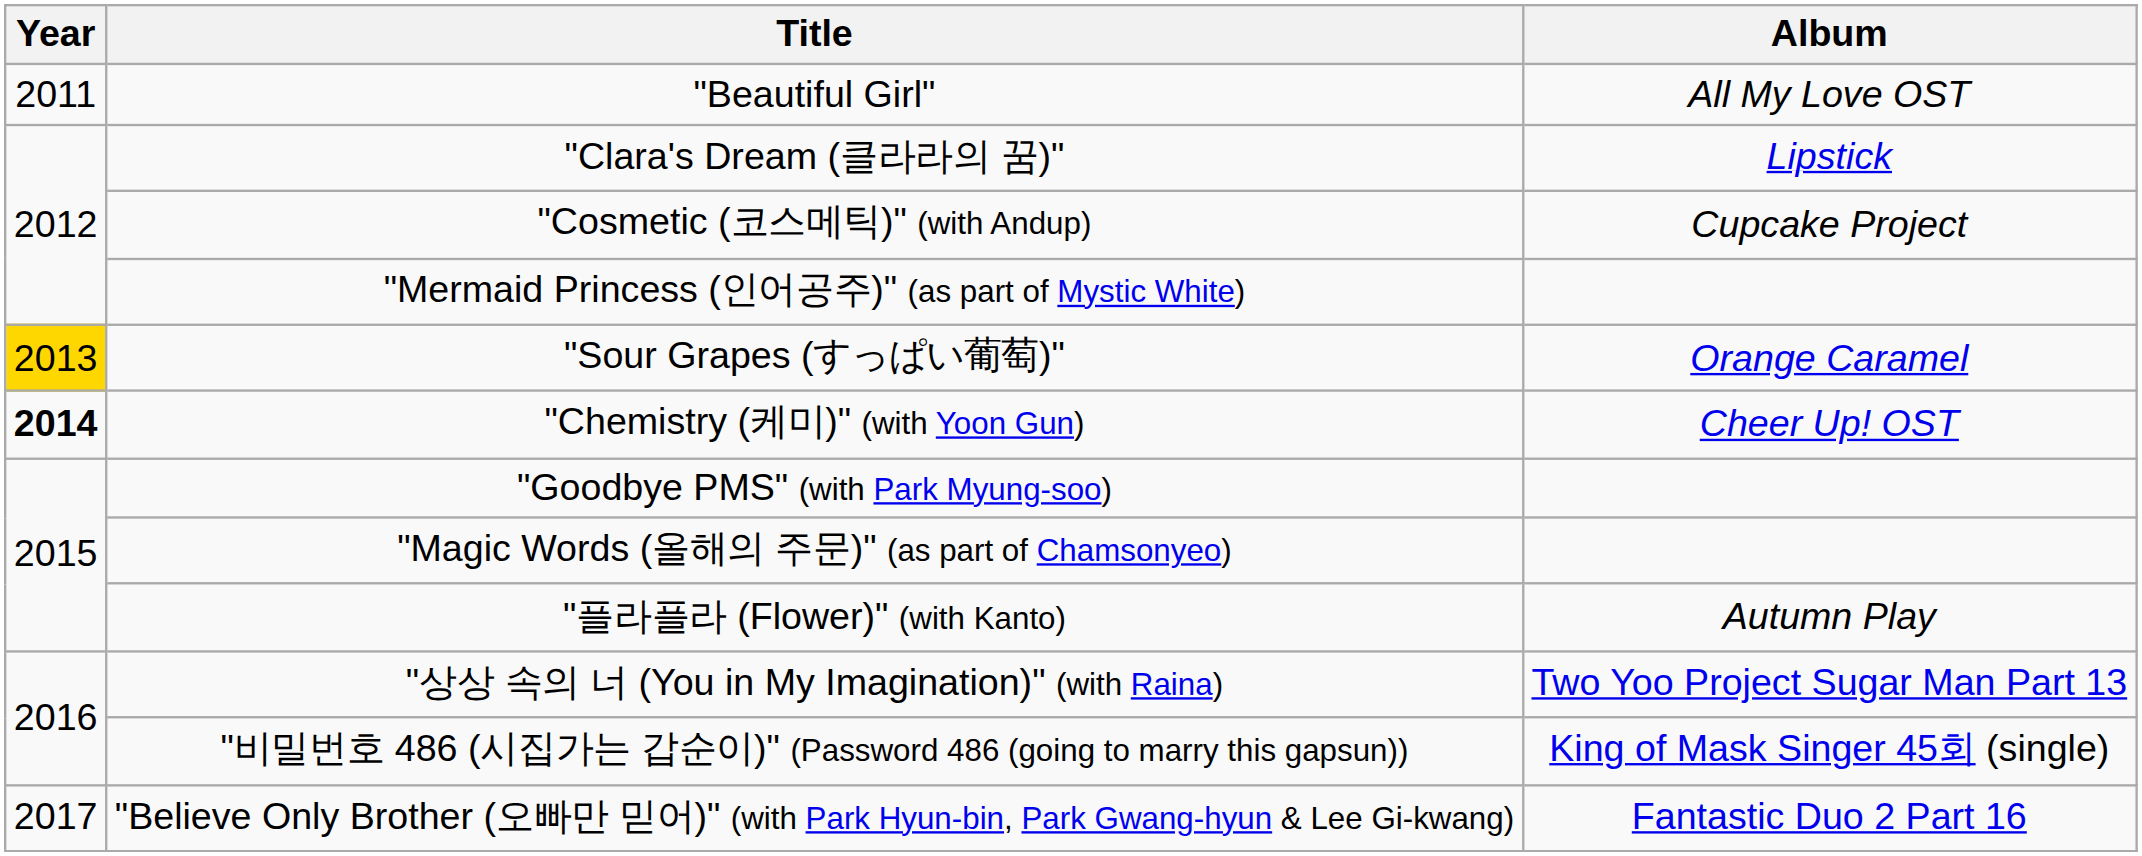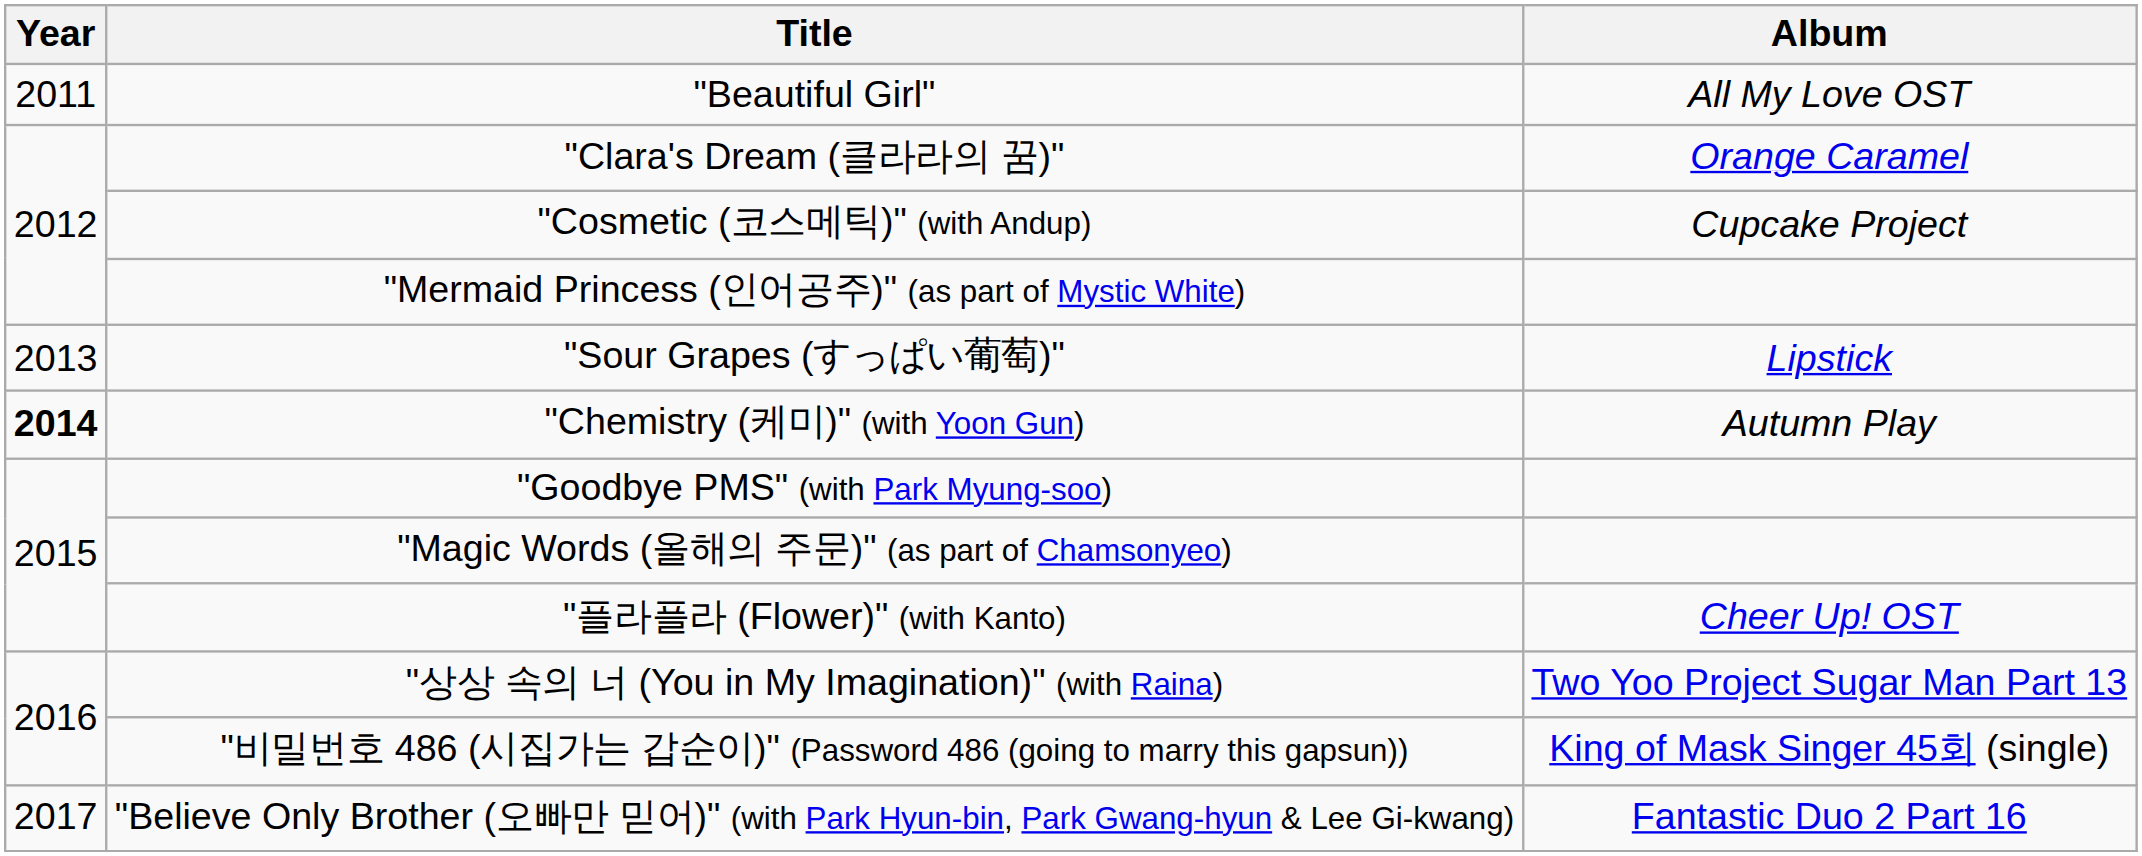(1829, 157) Lipstick -> (1829, 157) Orange Caramel
(56, 357) gold background -> (56, 357) no background
(1829, 357) Orange Caramel -> (1829, 357) Lipstick
(1829, 423) Cheer Up! OST -> (1829, 423) Autumn Play
(1829, 616) Autumn Play -> (1829, 616) Cheer Up! OST
